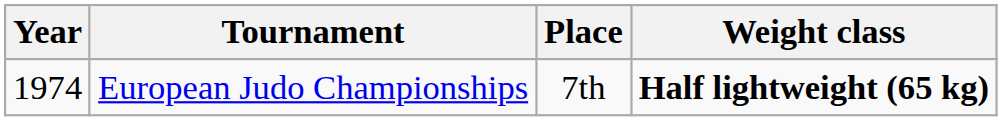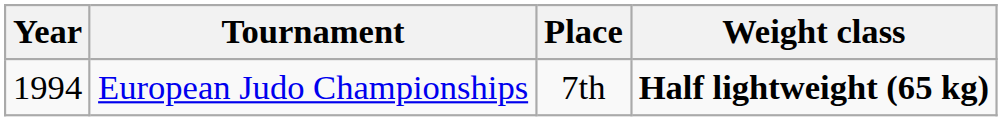(48, 86) 1974 -> (48, 86) 1994
